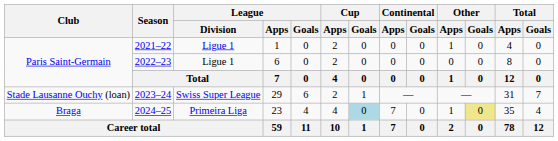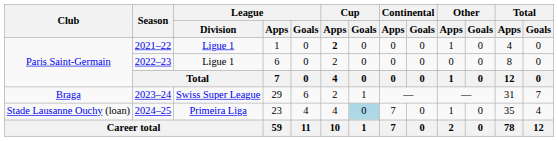(335, 45) normal -> (335, 45) bold
(68, 95) Stade Lausanne Ouchy (loan) -> (68, 95) Braga
(68, 111) Braga -> (68, 111) Stade Lausanne Ouchy (loan)
(480, 111) khaki background -> (480, 111) no background
